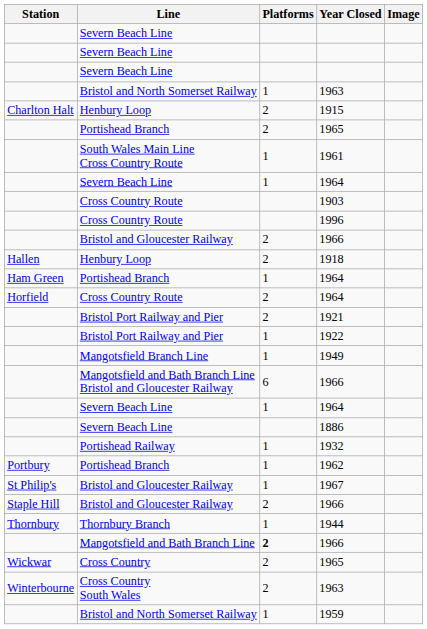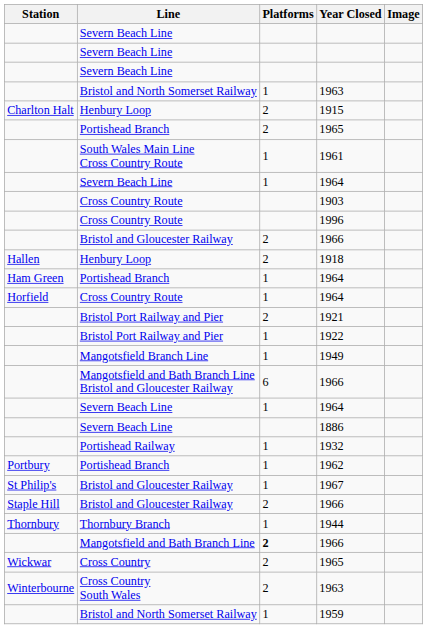(265, 297) 2 -> (265, 297) 1
